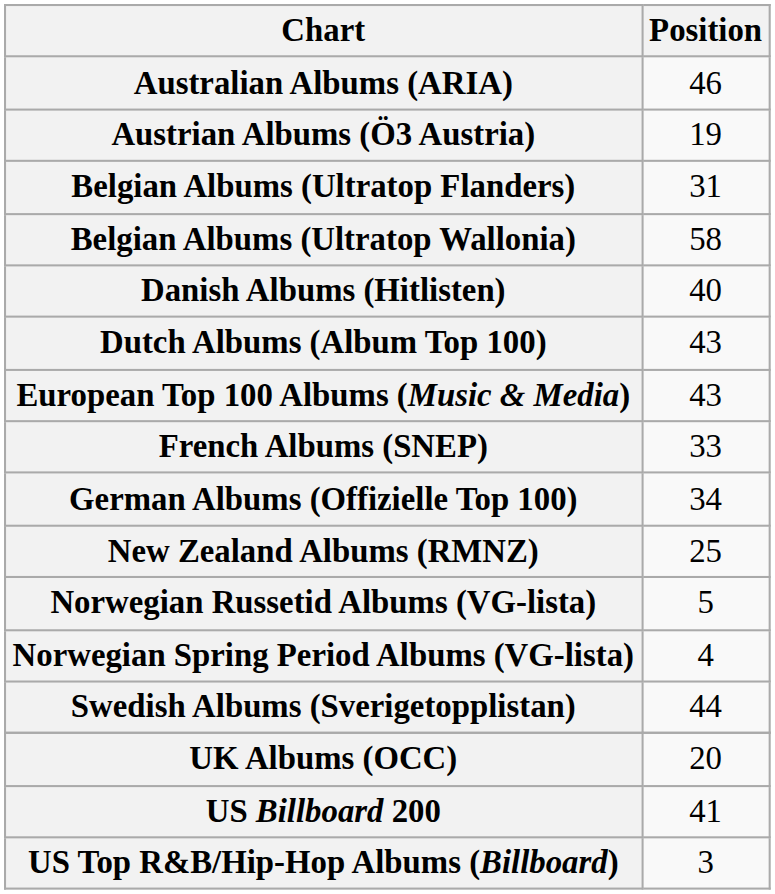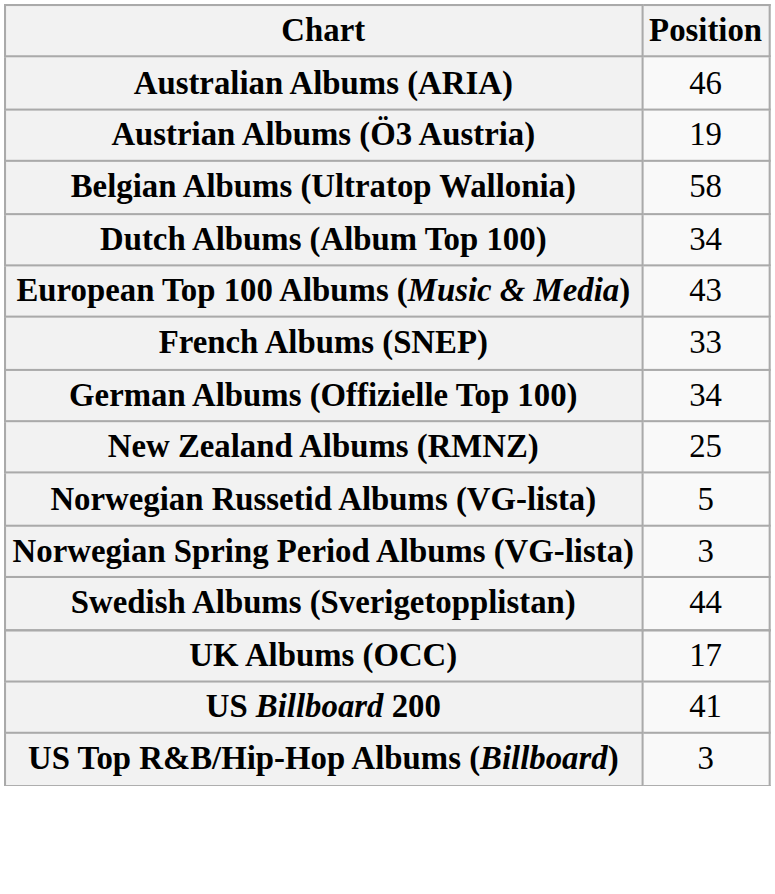- row: (323, 186)
- row: (323, 290)
(706, 342) 43 -> (706, 238) 34
(706, 654) 4 -> (706, 550) 3
(706, 758) 20 -> (706, 654) 17
